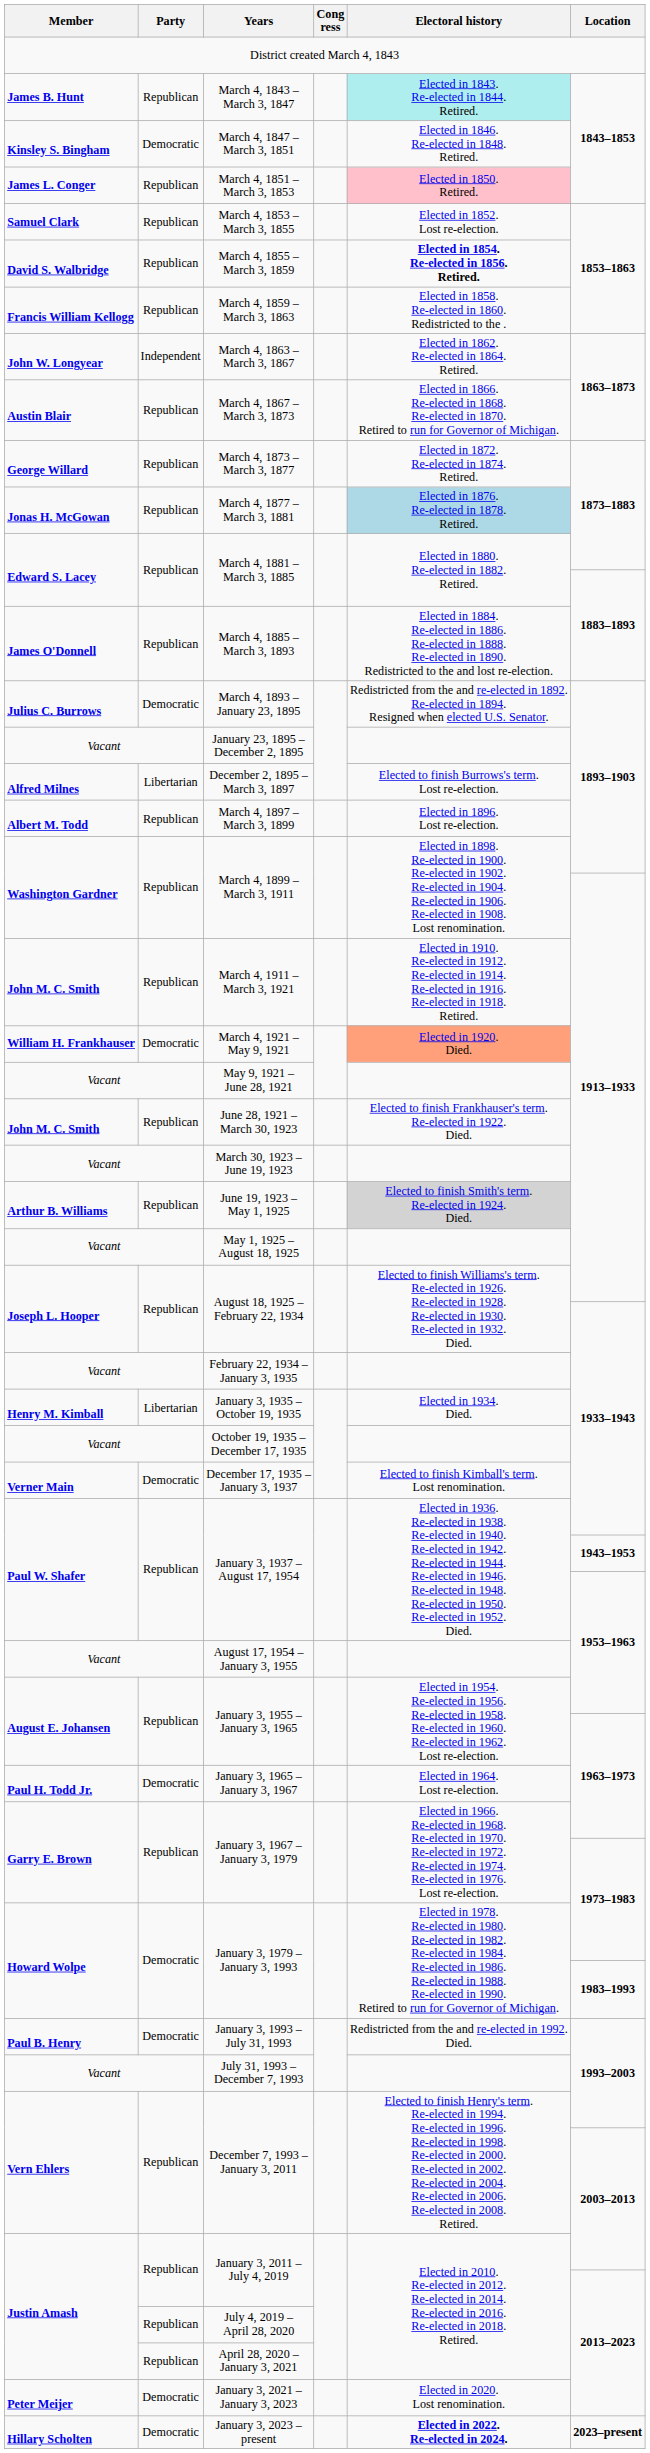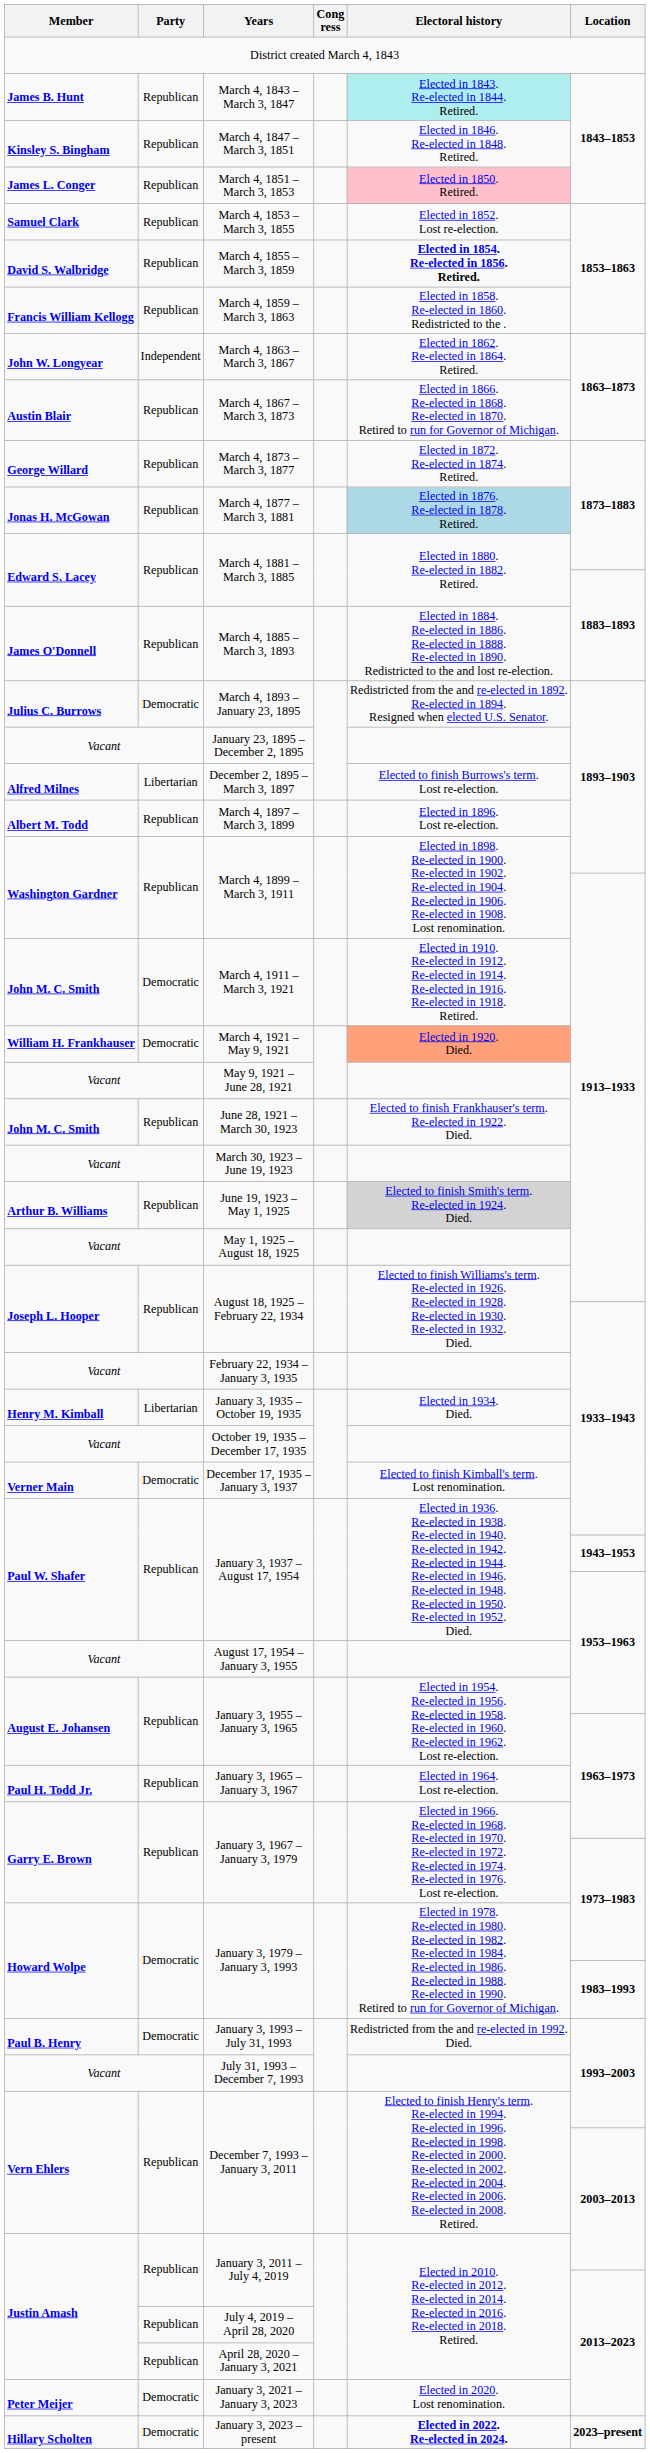(171, 143) Democratic -> (171, 143) Republican
(171, 982) Republican -> (171, 982) Democratic
(171, 1783) Democratic -> (171, 1783) Republican
